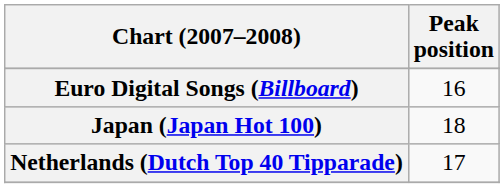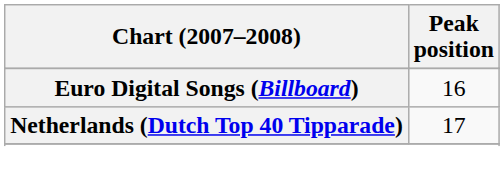- row: (206, 125)
